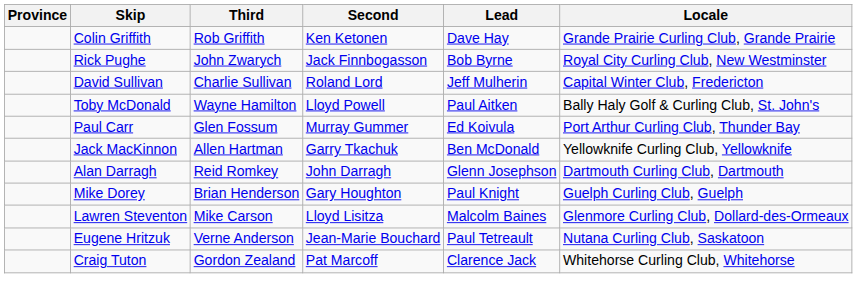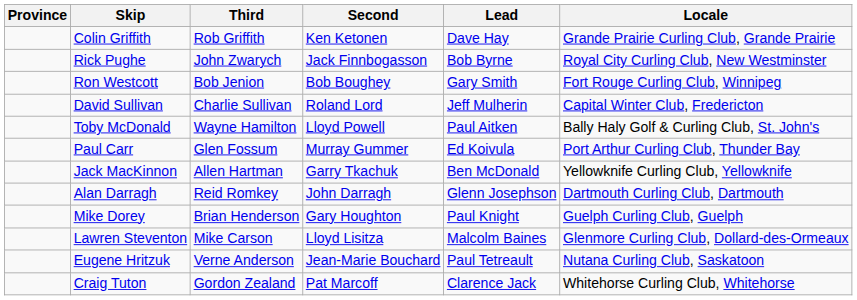+ row: (116, 82)
